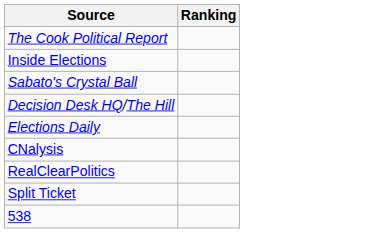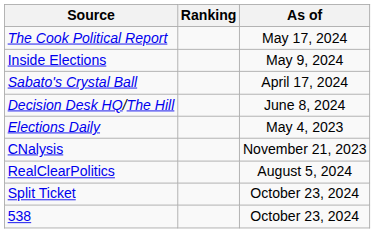+ column: (305, 15)
